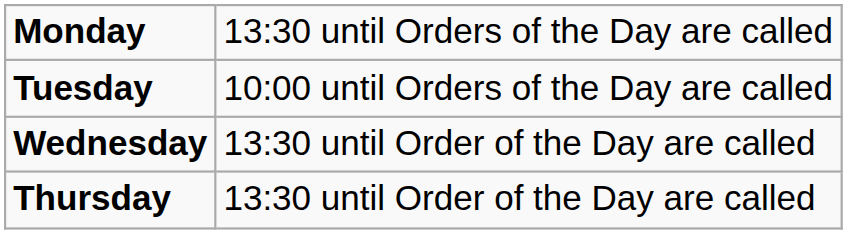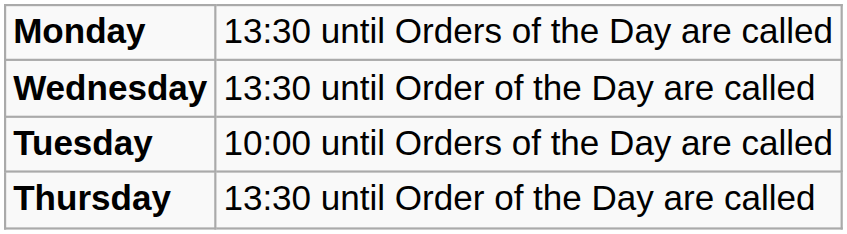rows swapped: (83, 87) <-> (110, 143)
